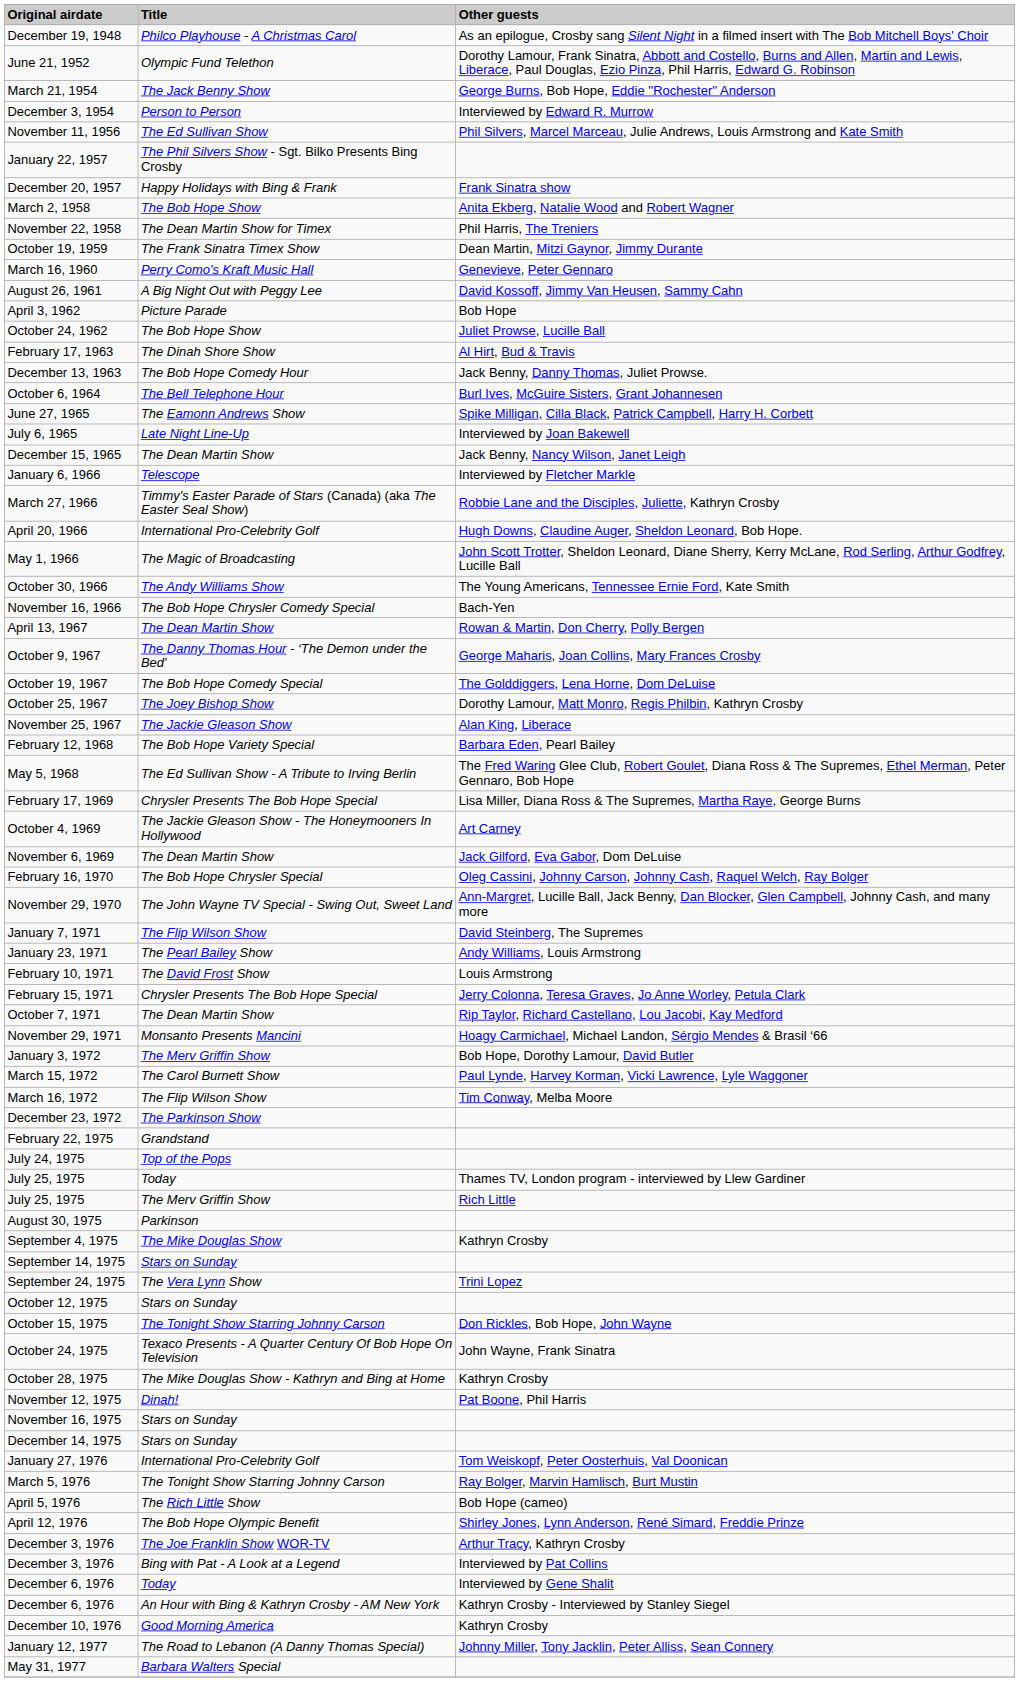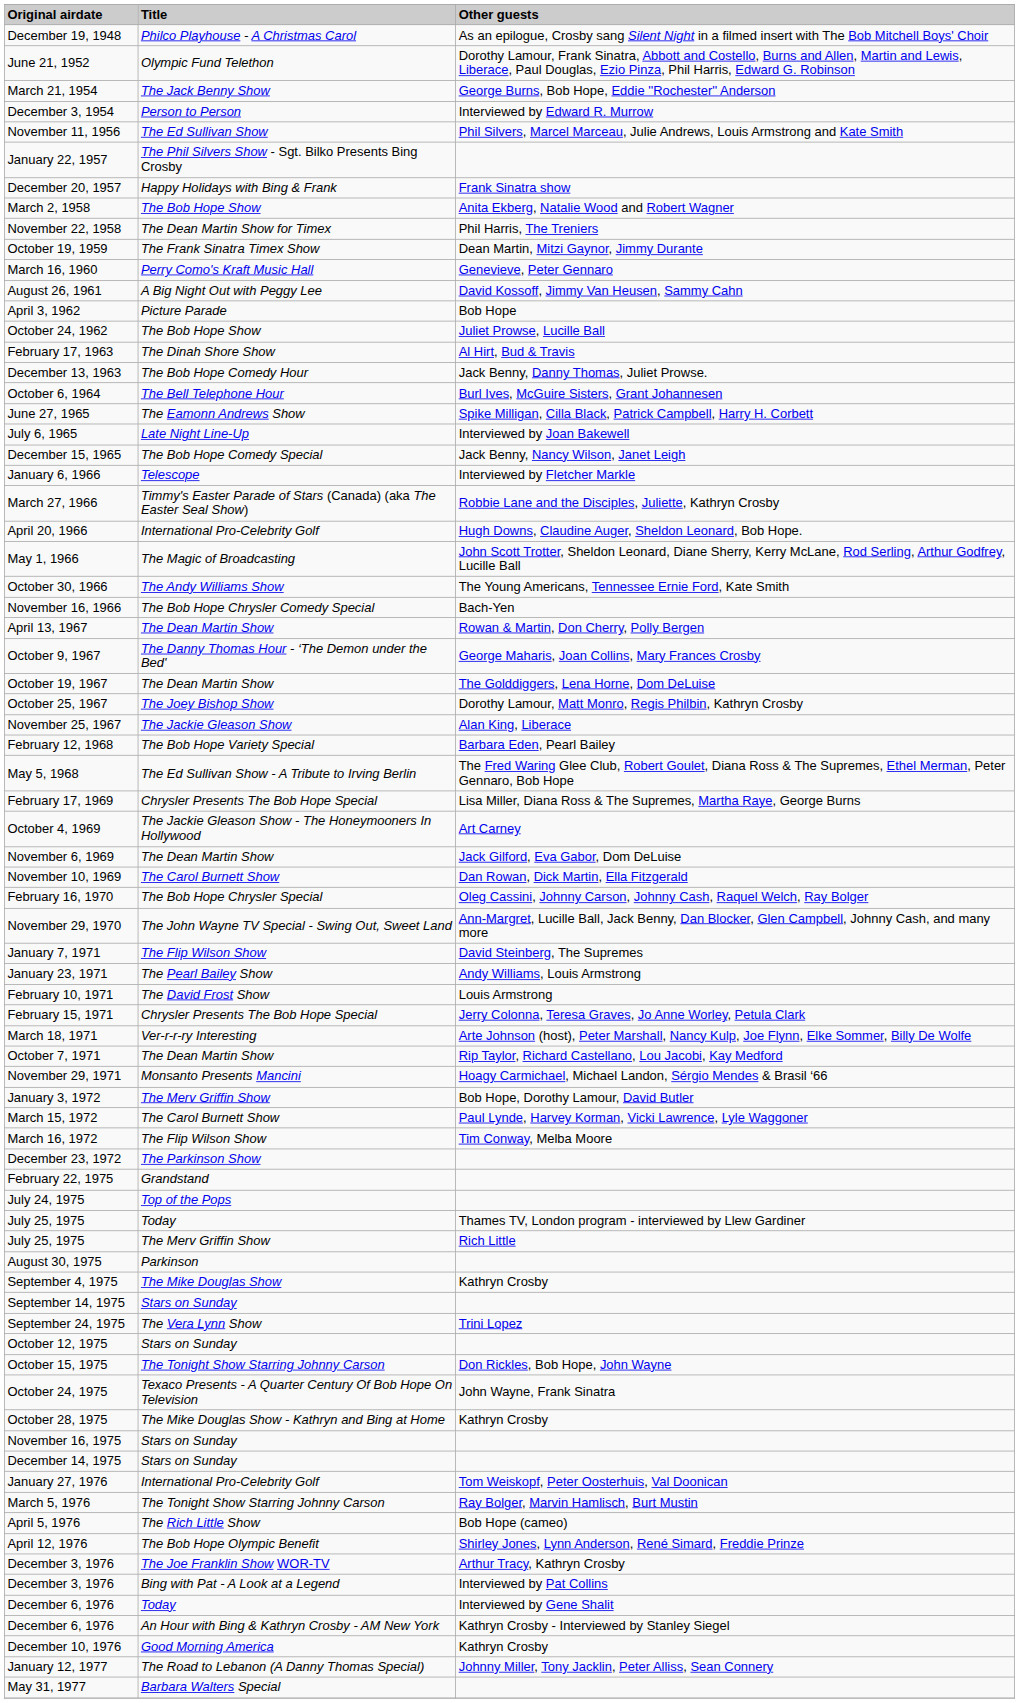(207, 455) The Dean Martin Show -> (232, 455) The Bob Hope Comedy Special
(232, 683) The Bob Hope Comedy Special -> (207, 683) The Dean Martin Show
+ row: (64, 877)
+ row: (52, 1035)
- row: (64, 1399)
